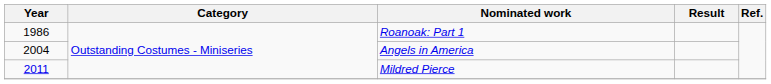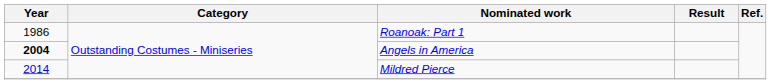(36, 50) normal -> (36, 50) bold
(36, 69) 2011 -> (36, 69) 2014
